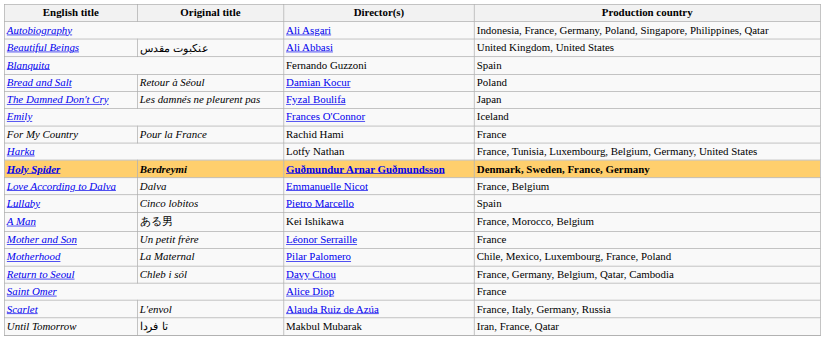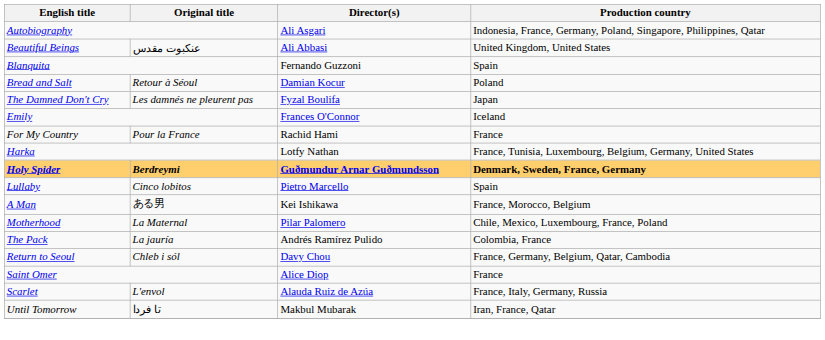- row: (61, 186)
- row: (42, 240)
+ row: (27, 240)
